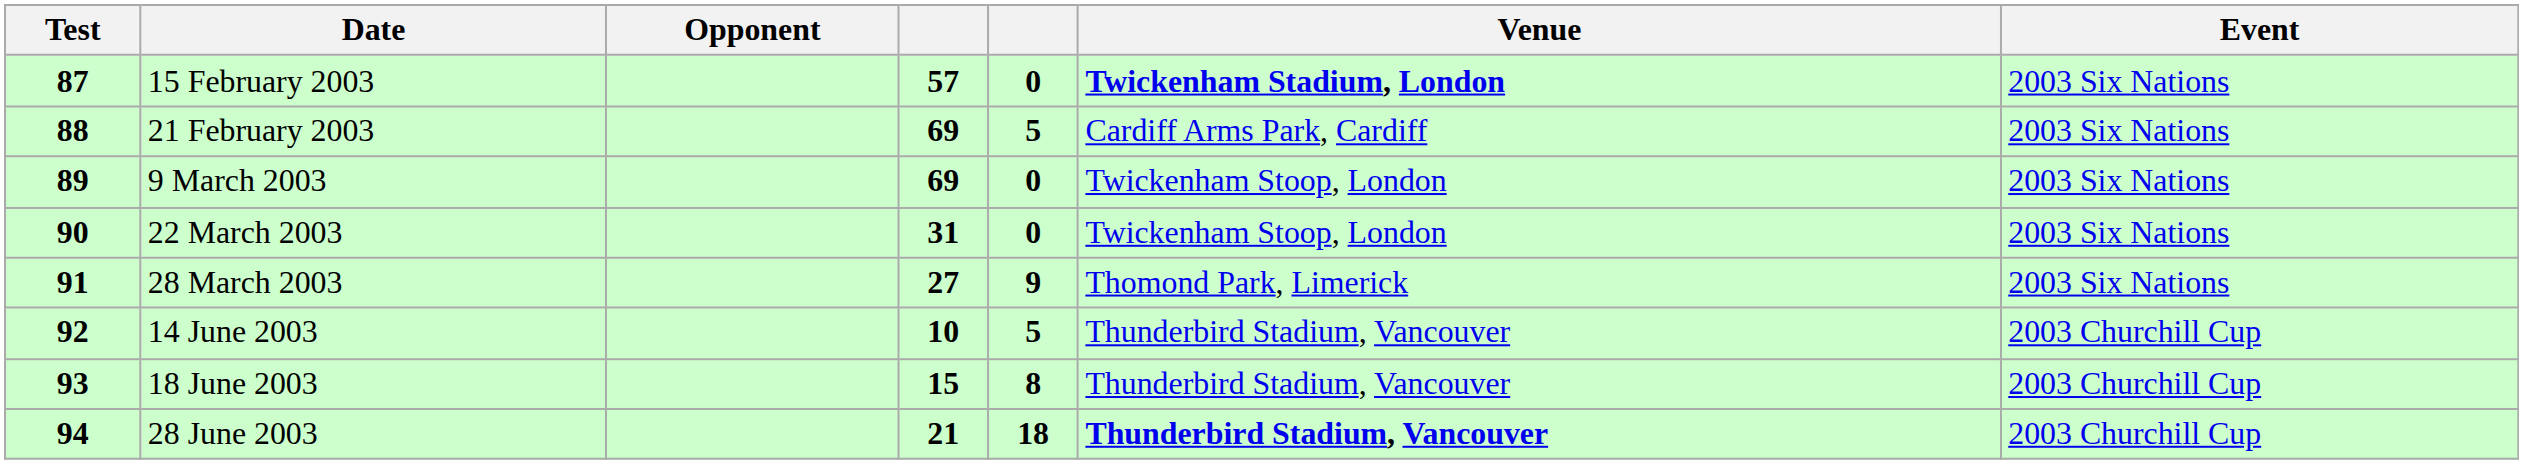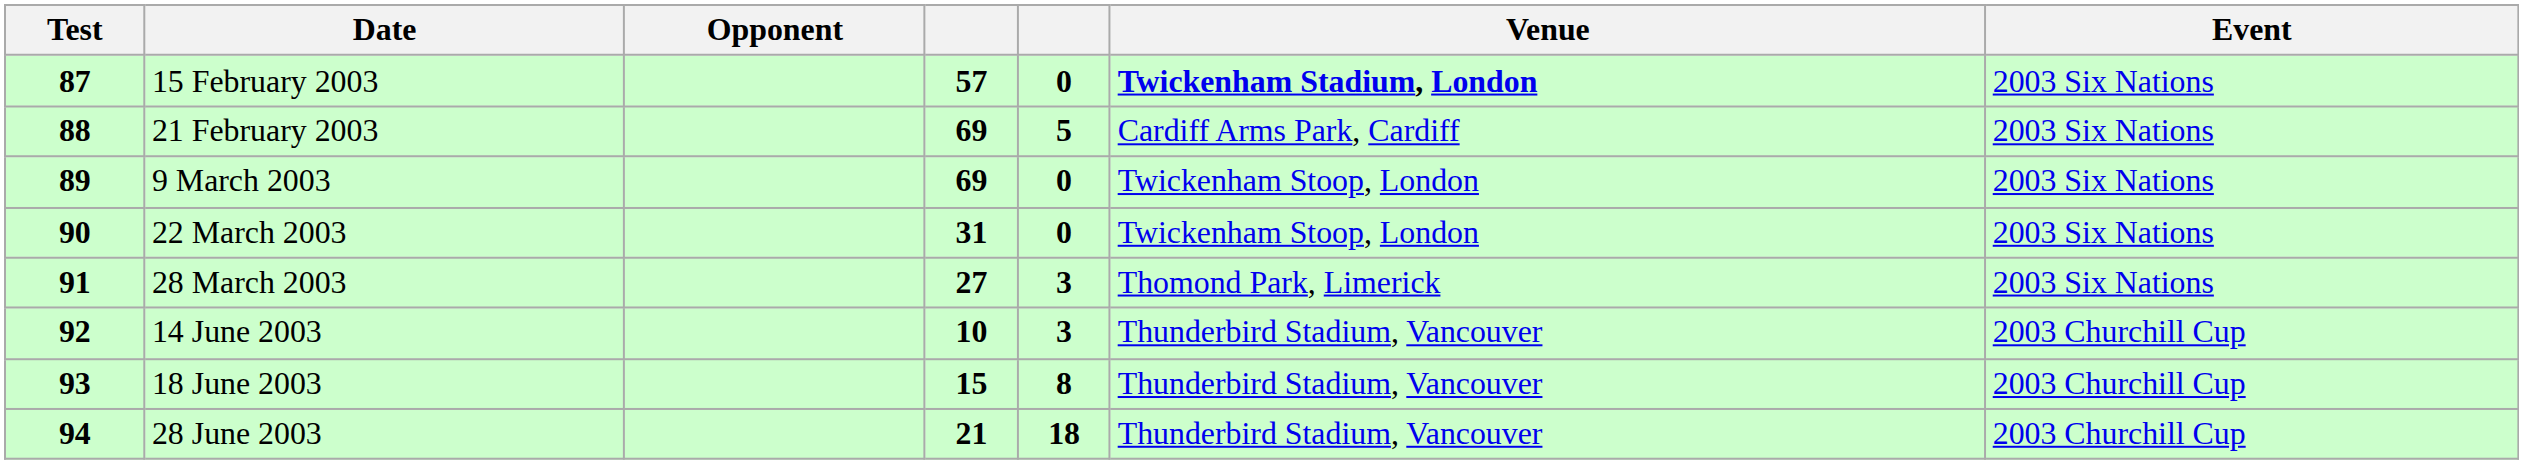(1033, 282) 9 -> (1064, 282) 3
(1033, 332) 5 -> (1064, 332) 3
(1317, 433) bold -> (1330, 433) normal
